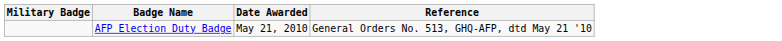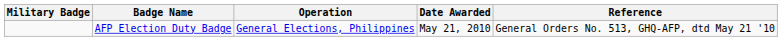+ column: (325, 12)
